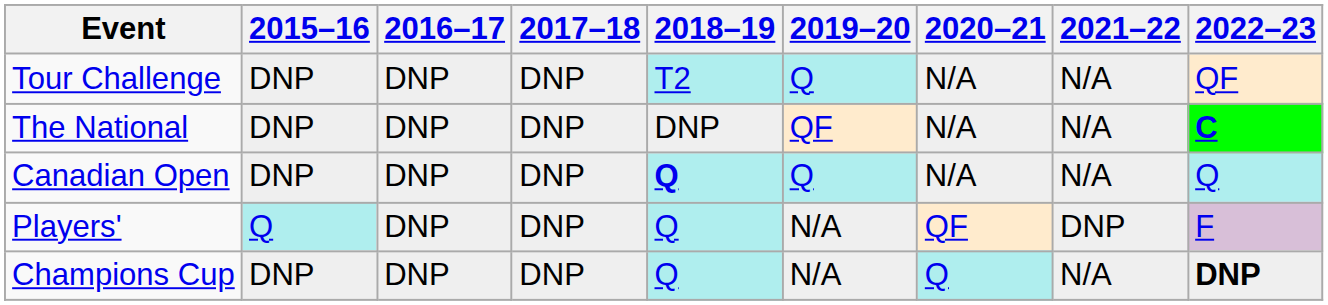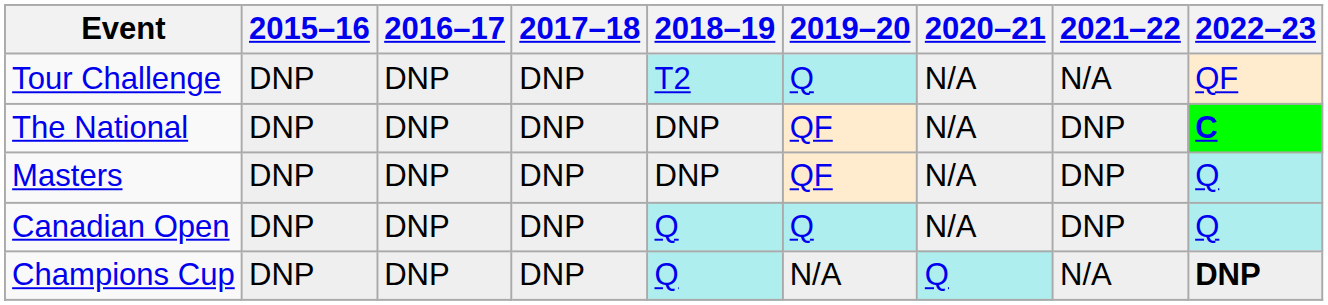(1086, 127) N/A -> (1093, 127) DNP
+ row: (67, 176)
(667, 176) bold -> (667, 226) normal
(1086, 176) N/A -> (1093, 226) DNP
- row: (67, 226)
